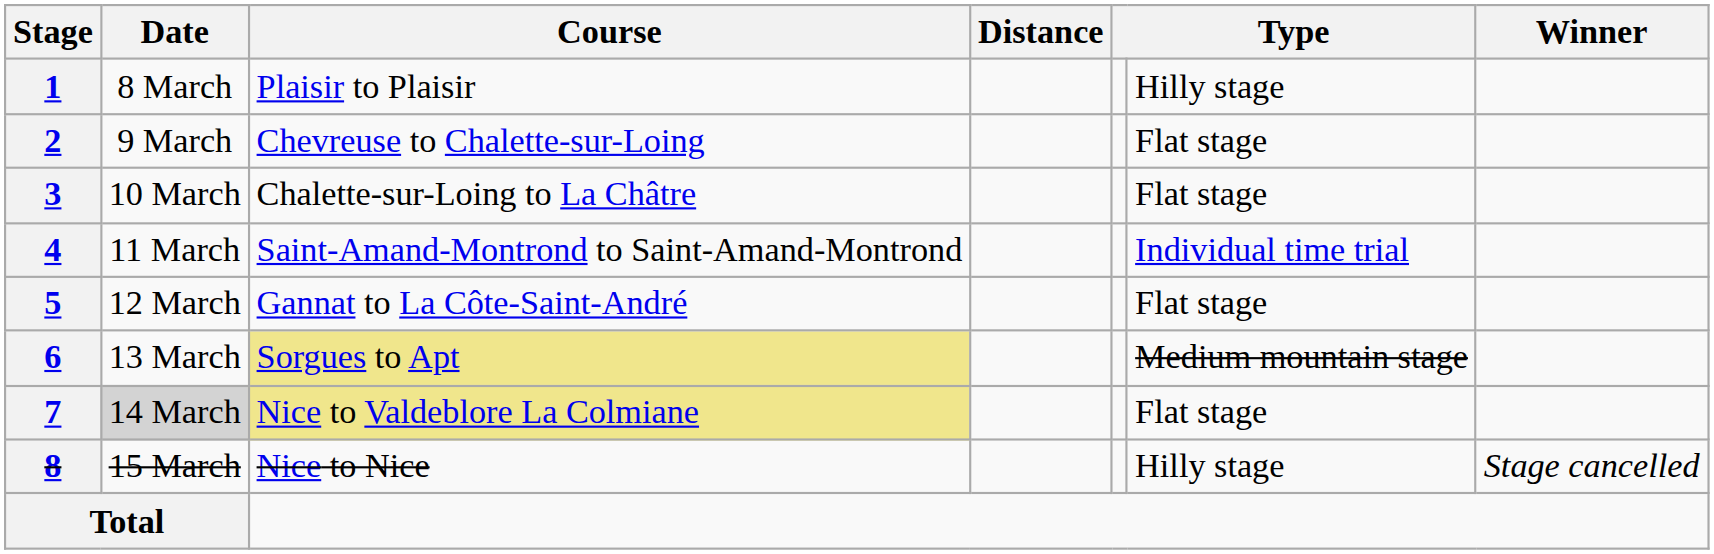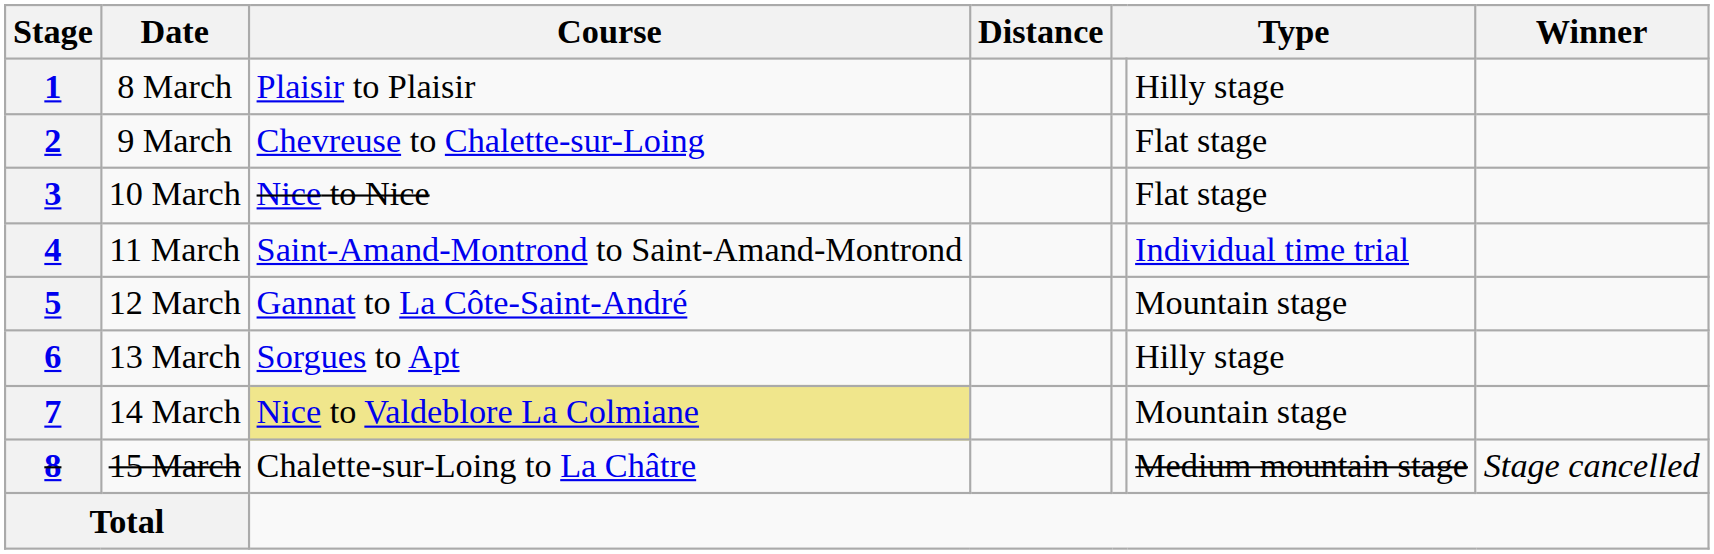(476, 194) Chalette-sur-Loing to La Châtre -> (343, 194) Nice to Nice
(1201, 303) Flat stage -> (1241, 303) Mountain stage
(358, 357) khaki background -> (358, 357) no background
(1302, 357) Medium mountain stage -> (1210, 357) Hilly stage
(175, 411) lightgrey background -> (175, 411) no background
(1201, 411) Flat stage -> (1241, 411) Mountain stage
(343, 466) Nice to Nice -> (476, 466) Chalette-sur-Loing to La Châtre
(1210, 466) Hilly stage -> (1302, 466) Medium mountain stage
